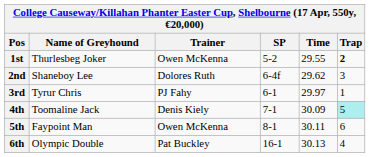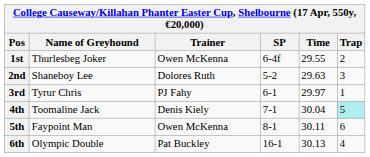(270, 59) 5-2 -> (272, 59) 6-4f
(342, 59) bold -> (342, 59) normal
(272, 76) 6-4f -> (270, 76) 5-2
(313, 76) 29.62 -> (313, 76) 29.63
(313, 110) 30.09 -> (313, 110) 30.04
